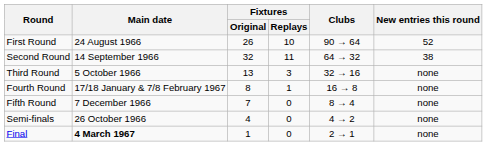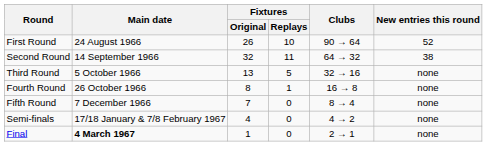(289, 73) 3 -> (289, 73) 5
(150, 88) 17/18 January & 7/8 February 1967 -> (110, 88) 26 October 1966
(110, 118) 26 October 1966 -> (150, 118) 17/18 January & 7/8 February 1967
